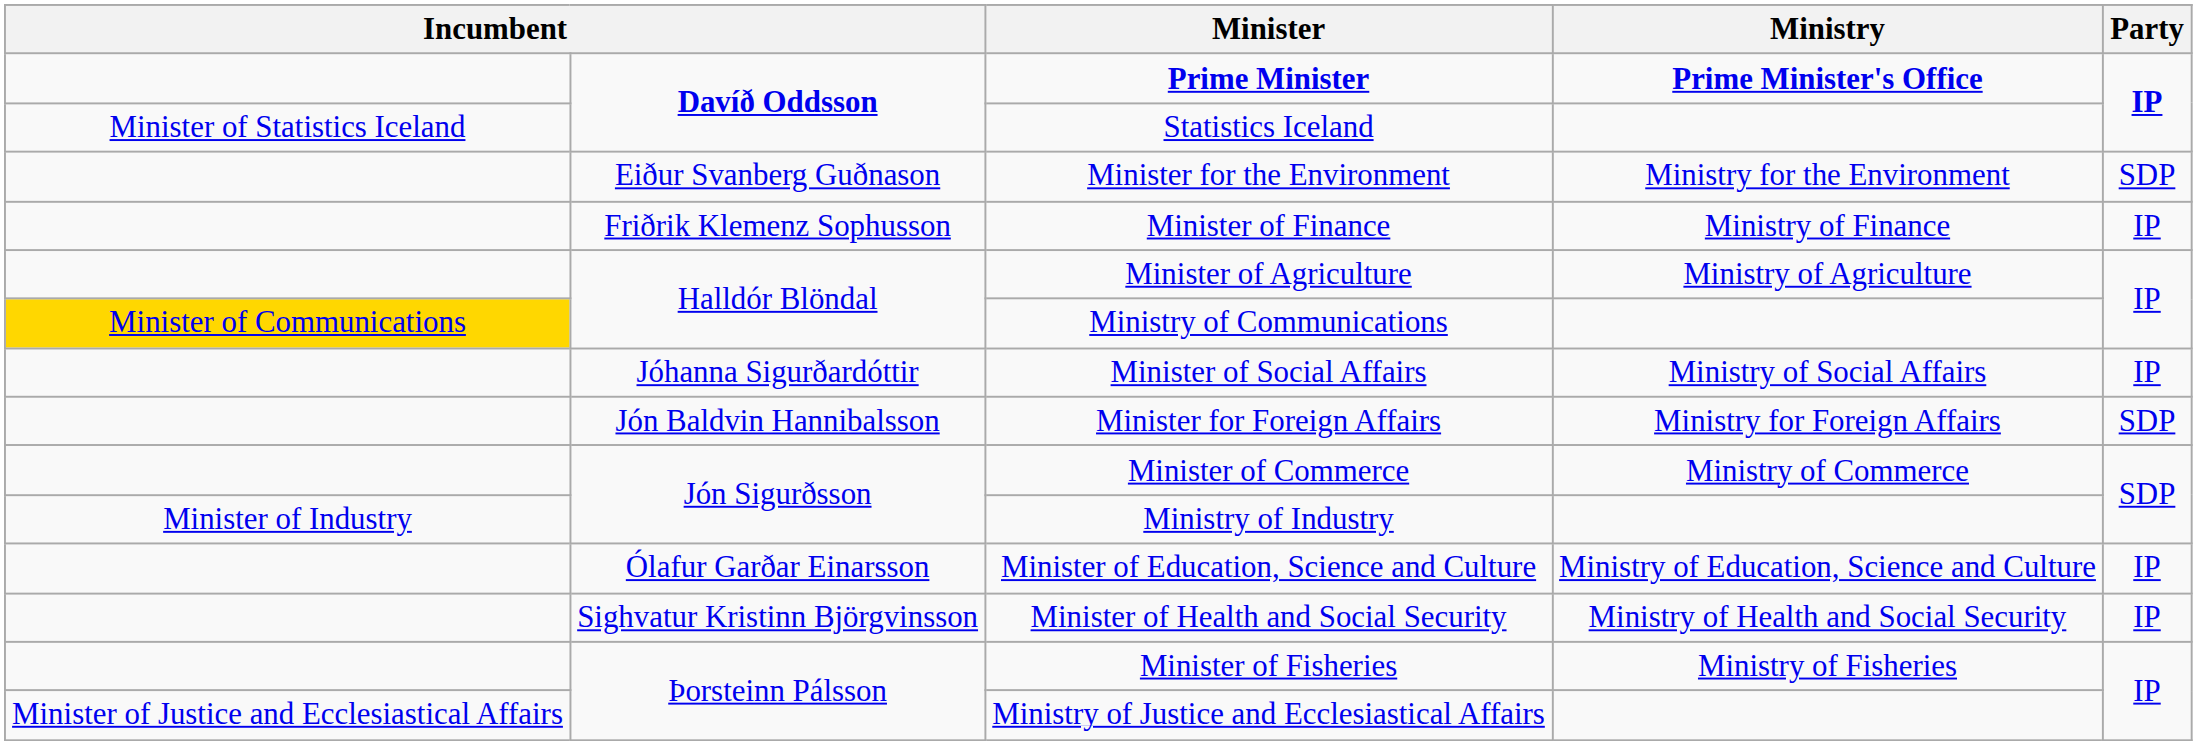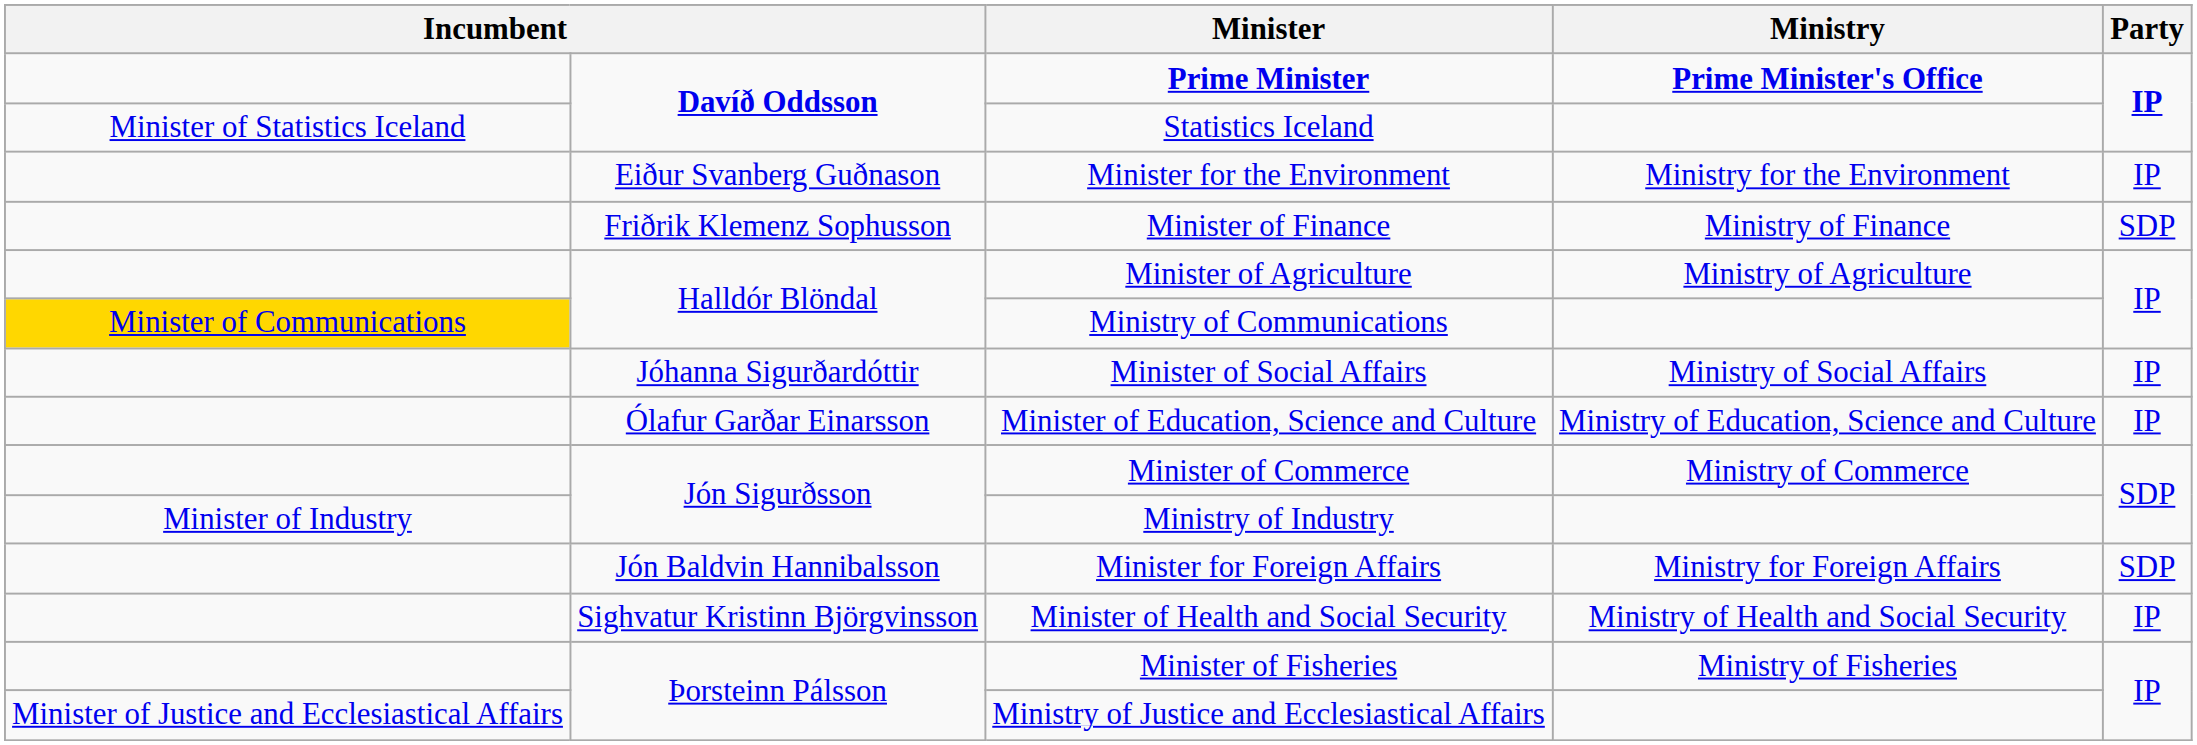(2147, 175) SDP -> (2147, 175) IP
(2147, 224) IP -> (2147, 224) SDP
rows swapped: (1269, 420) <-> (1269, 567)
